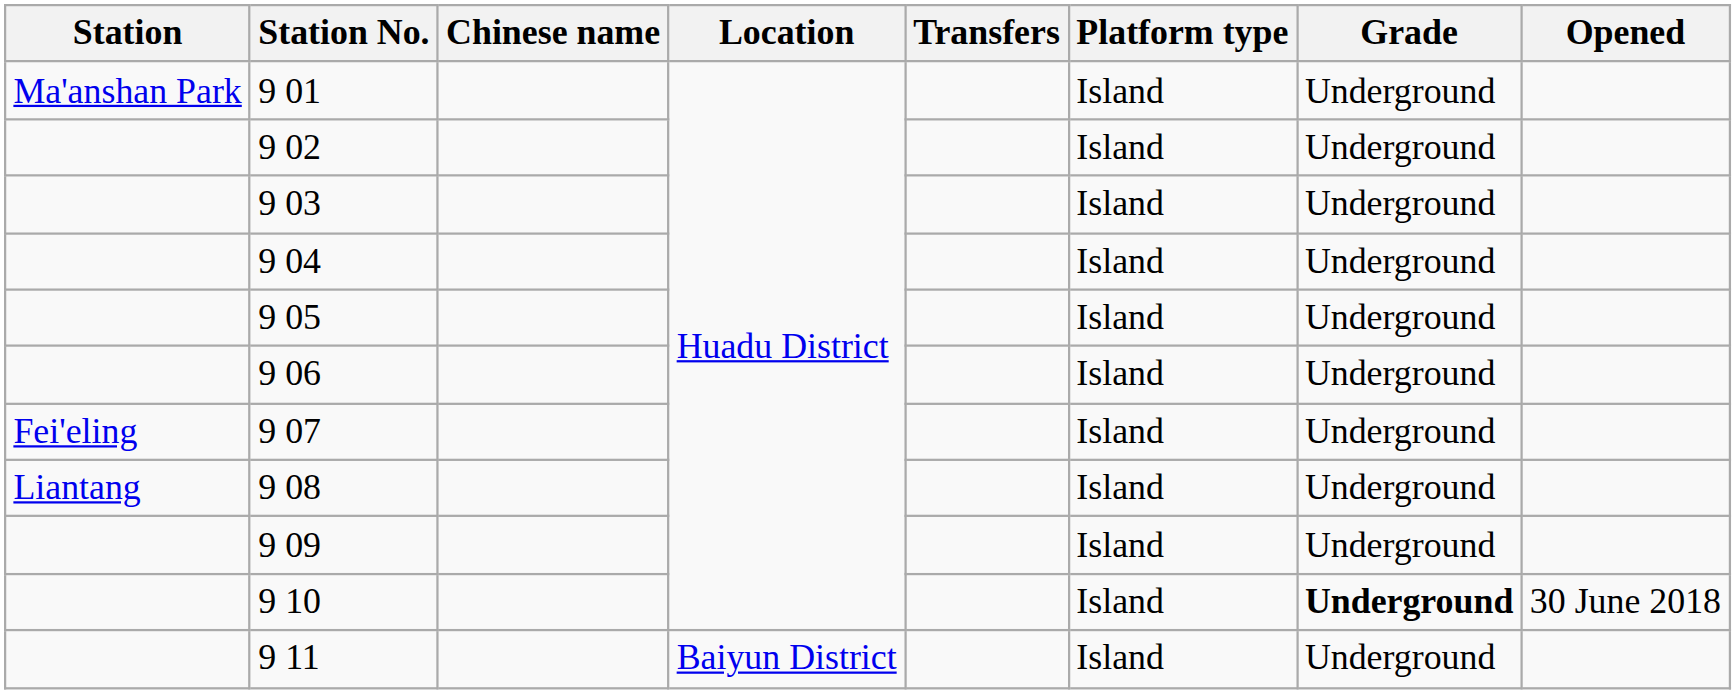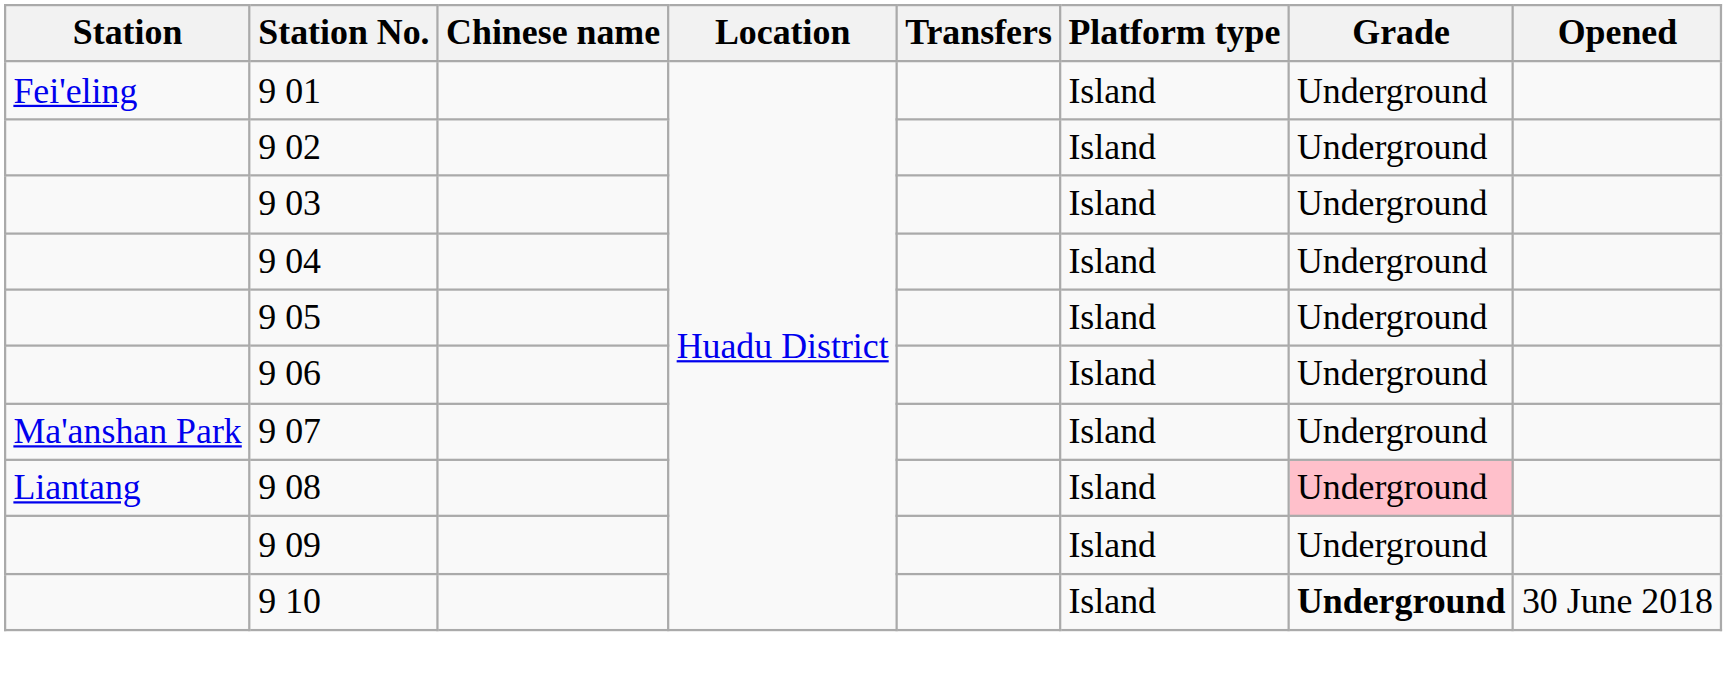(128, 89) Ma'anshan Park -> (75, 89) Fei'eling
(75, 430) Fei'eling -> (128, 430) Ma'anshan Park
(1400, 487) no background -> (1392, 487) pink background
- row: (289, 658)
